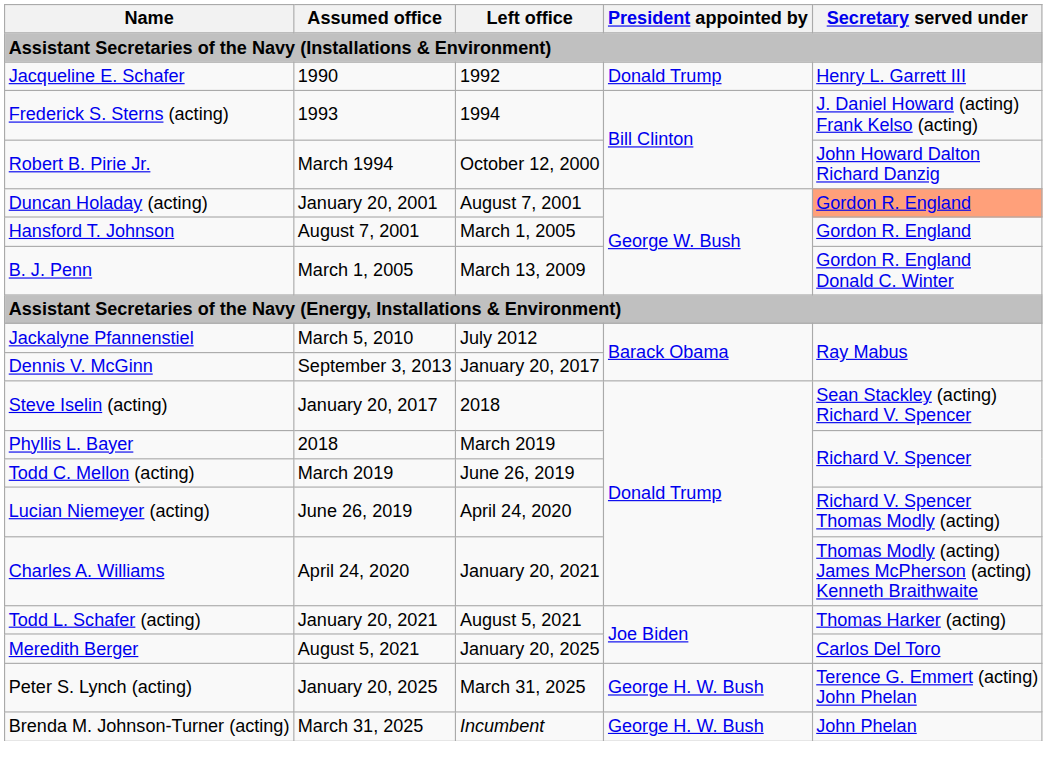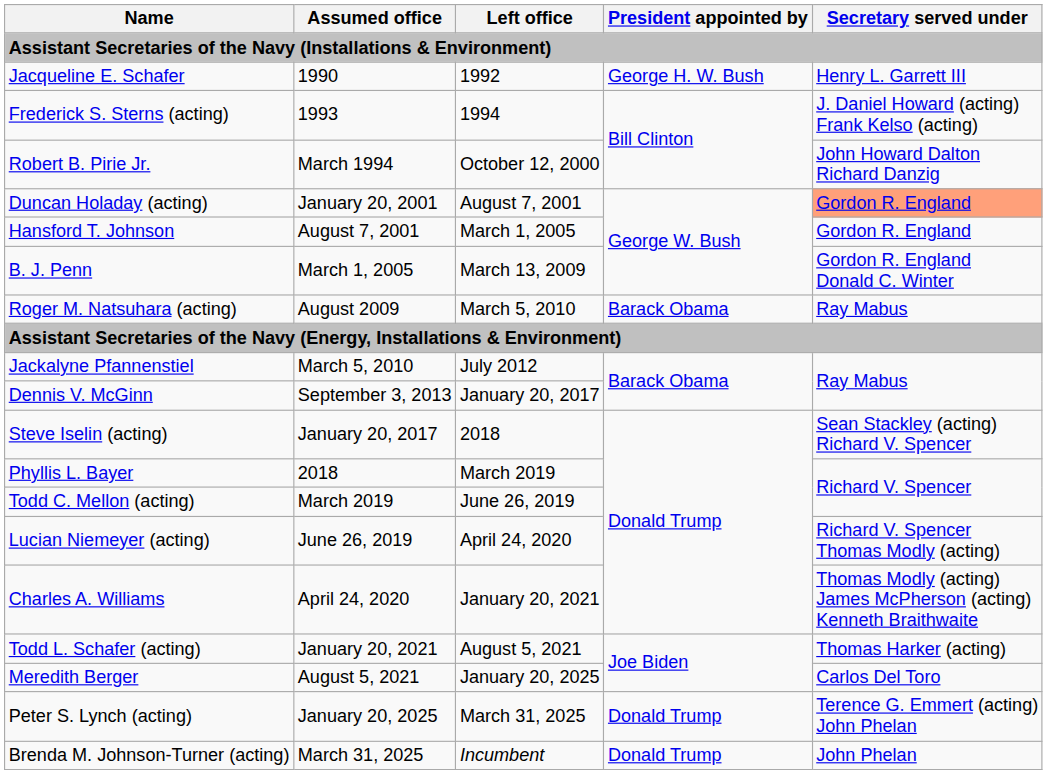(665, 76) Donald Trump -> (686, 76) George H. W. Bush
+ row: (123, 309)
(686, 687) George H. W. Bush -> (665, 716) Donald Trump
(686, 726) George H. W. Bush -> (665, 755) Donald Trump
